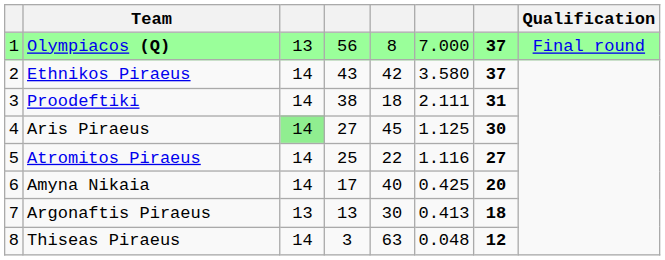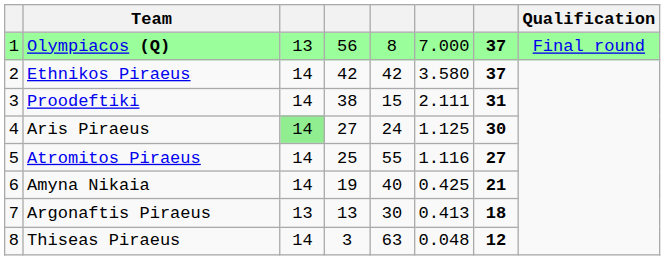(347, 74) 43 -> (347, 74) 42
(392, 102) 18 -> (392, 102) 15
(392, 130) 45 -> (392, 130) 24
(392, 157) 22 -> (392, 157) 55
(347, 185) 17 -> (347, 185) 19
(496, 185) 20 -> (496, 185) 21
